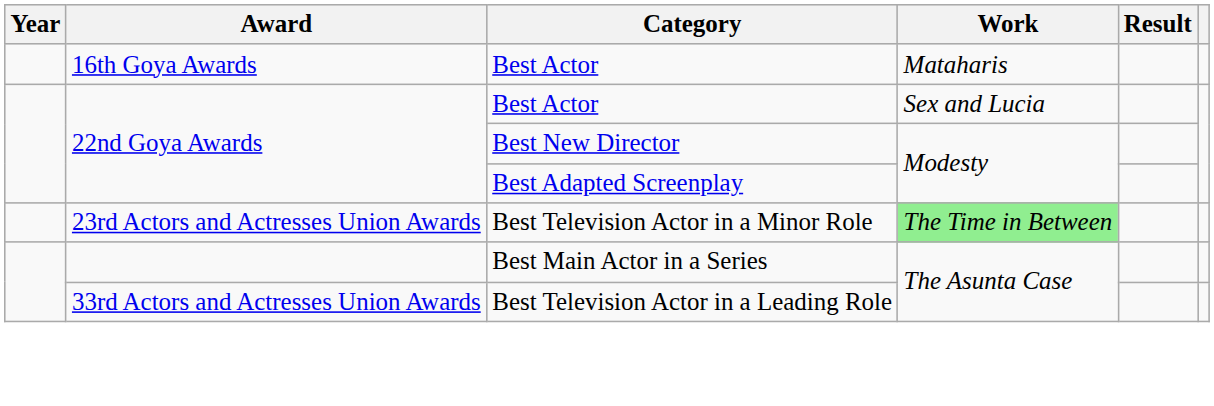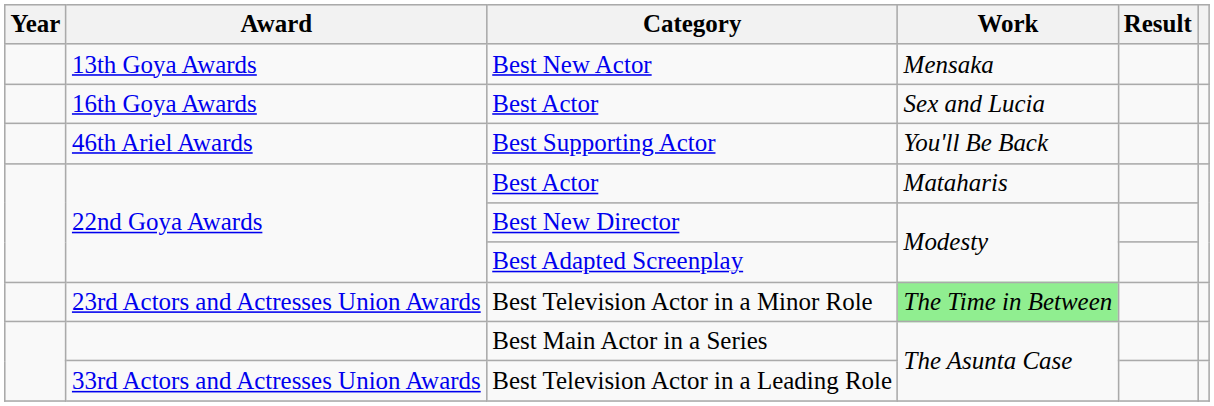+ row: (164, 63)
(956, 63) Mataharis -> (974, 103) Sex and Lucia
+ row: (162, 143)
(974, 103) Sex and Lucia -> (956, 182) Mataharis
